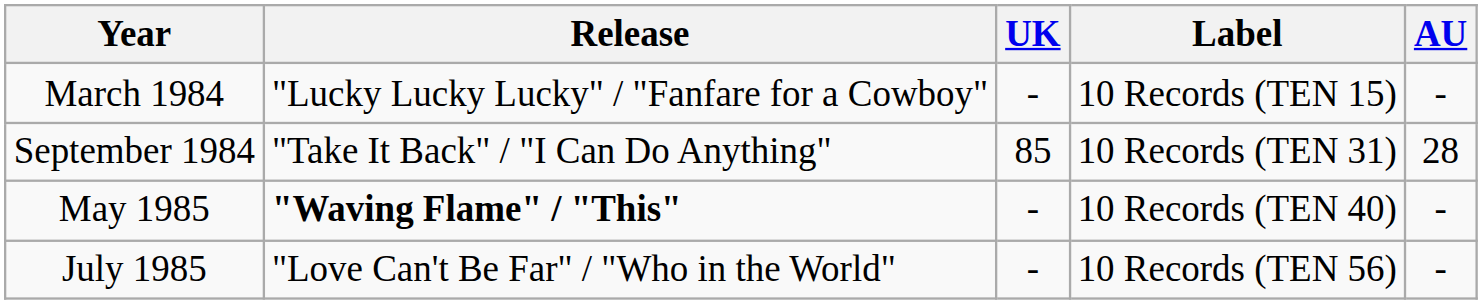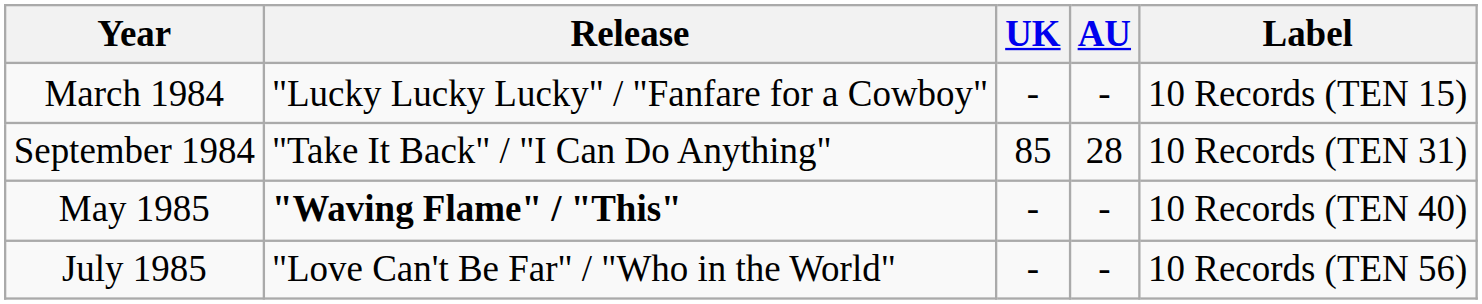columns swapped: (1441, 33) <-> (1237, 33)
